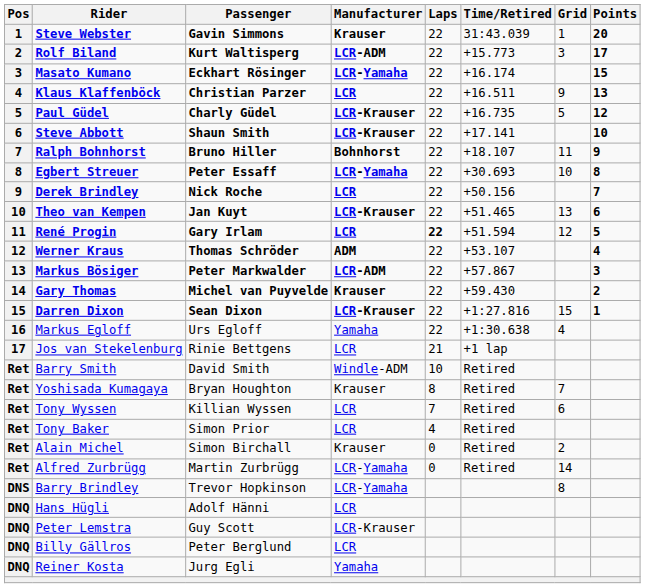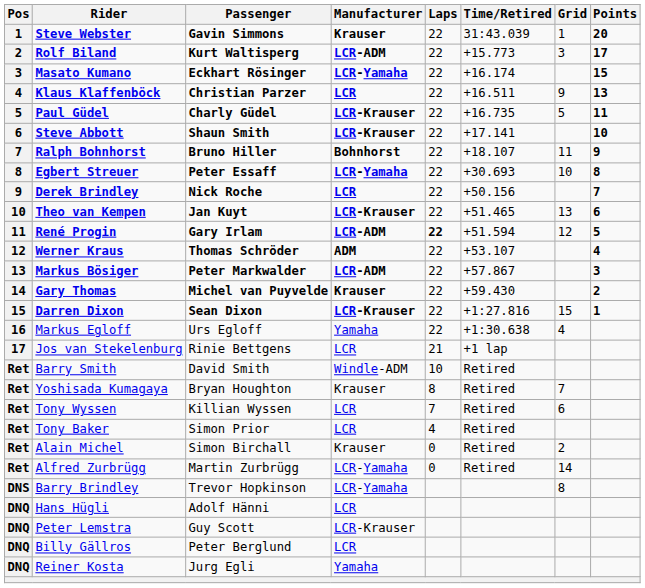(600, 113) 12 -> (600, 113) 11
(345, 232) LCR -> (360, 232) LCR-ADM
